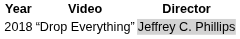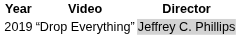(18, 26) 2018 -> (18, 26) 2019
